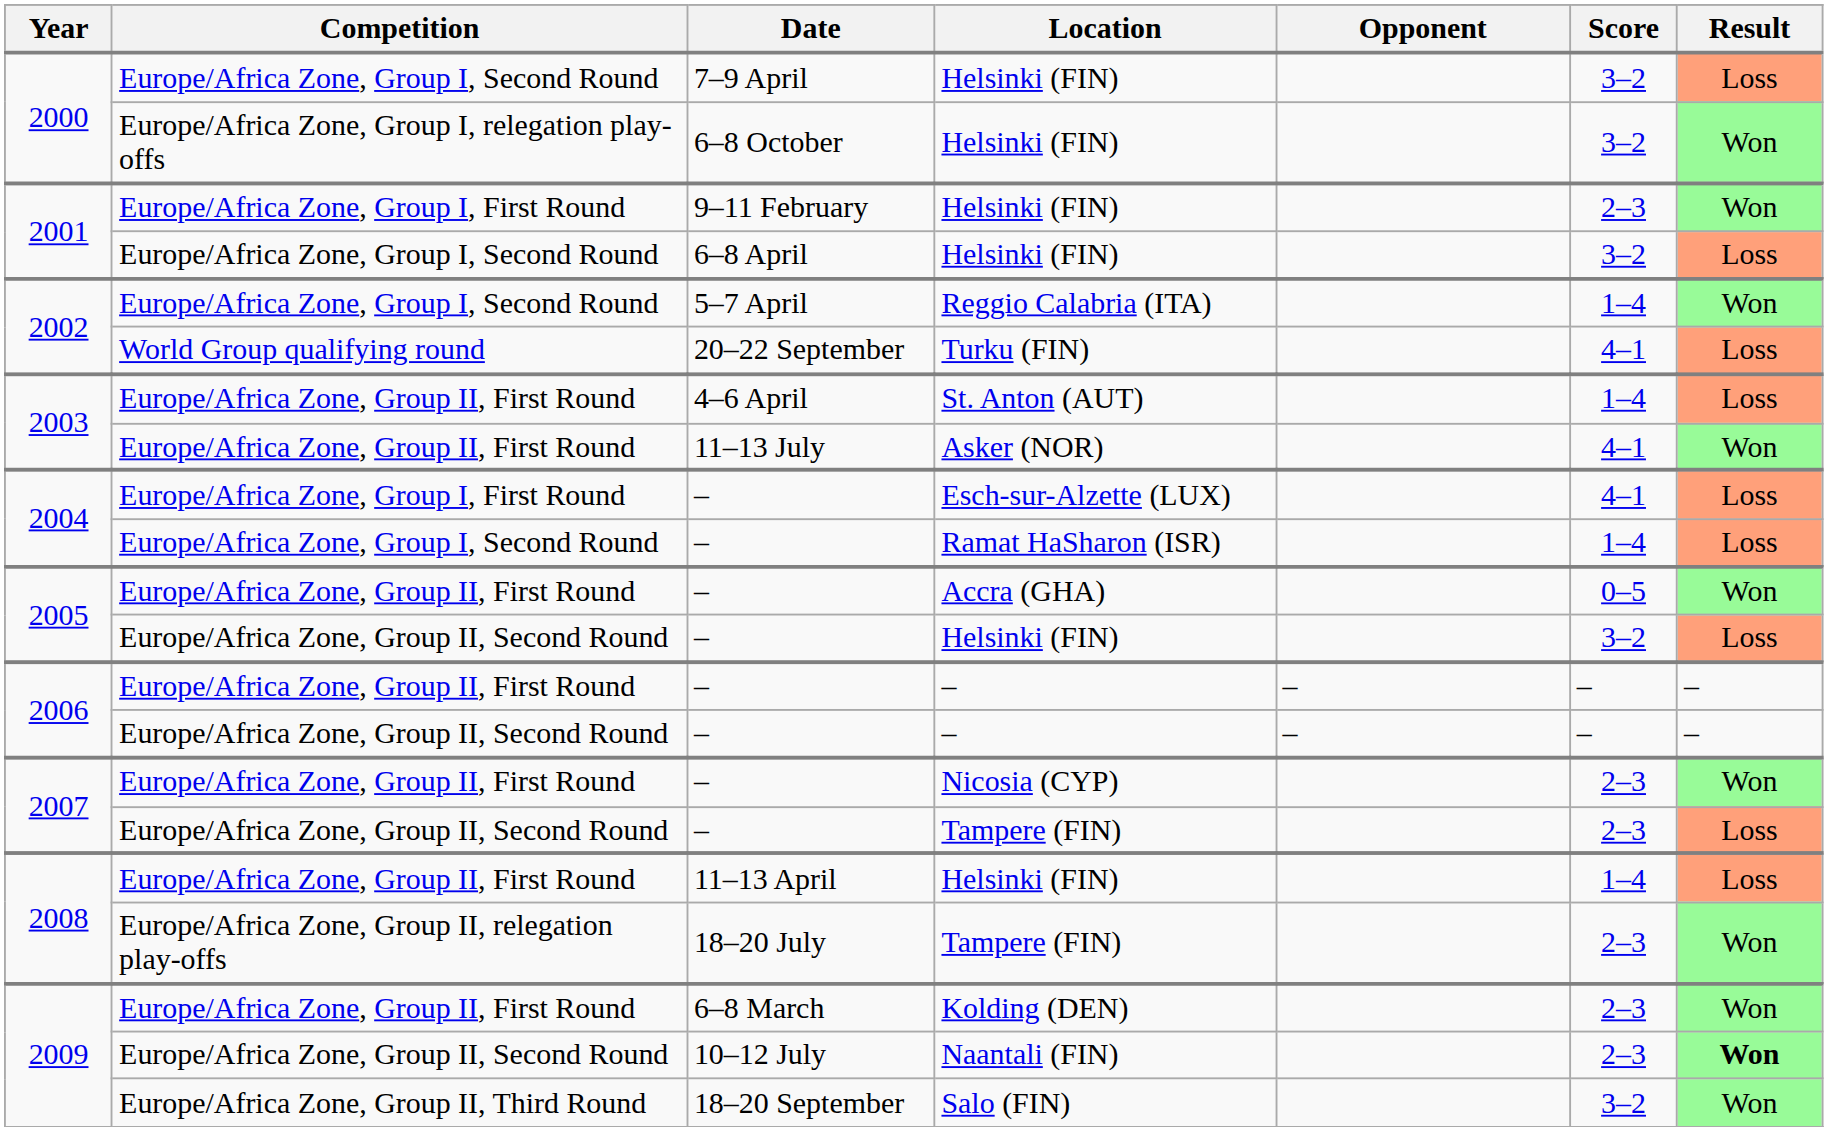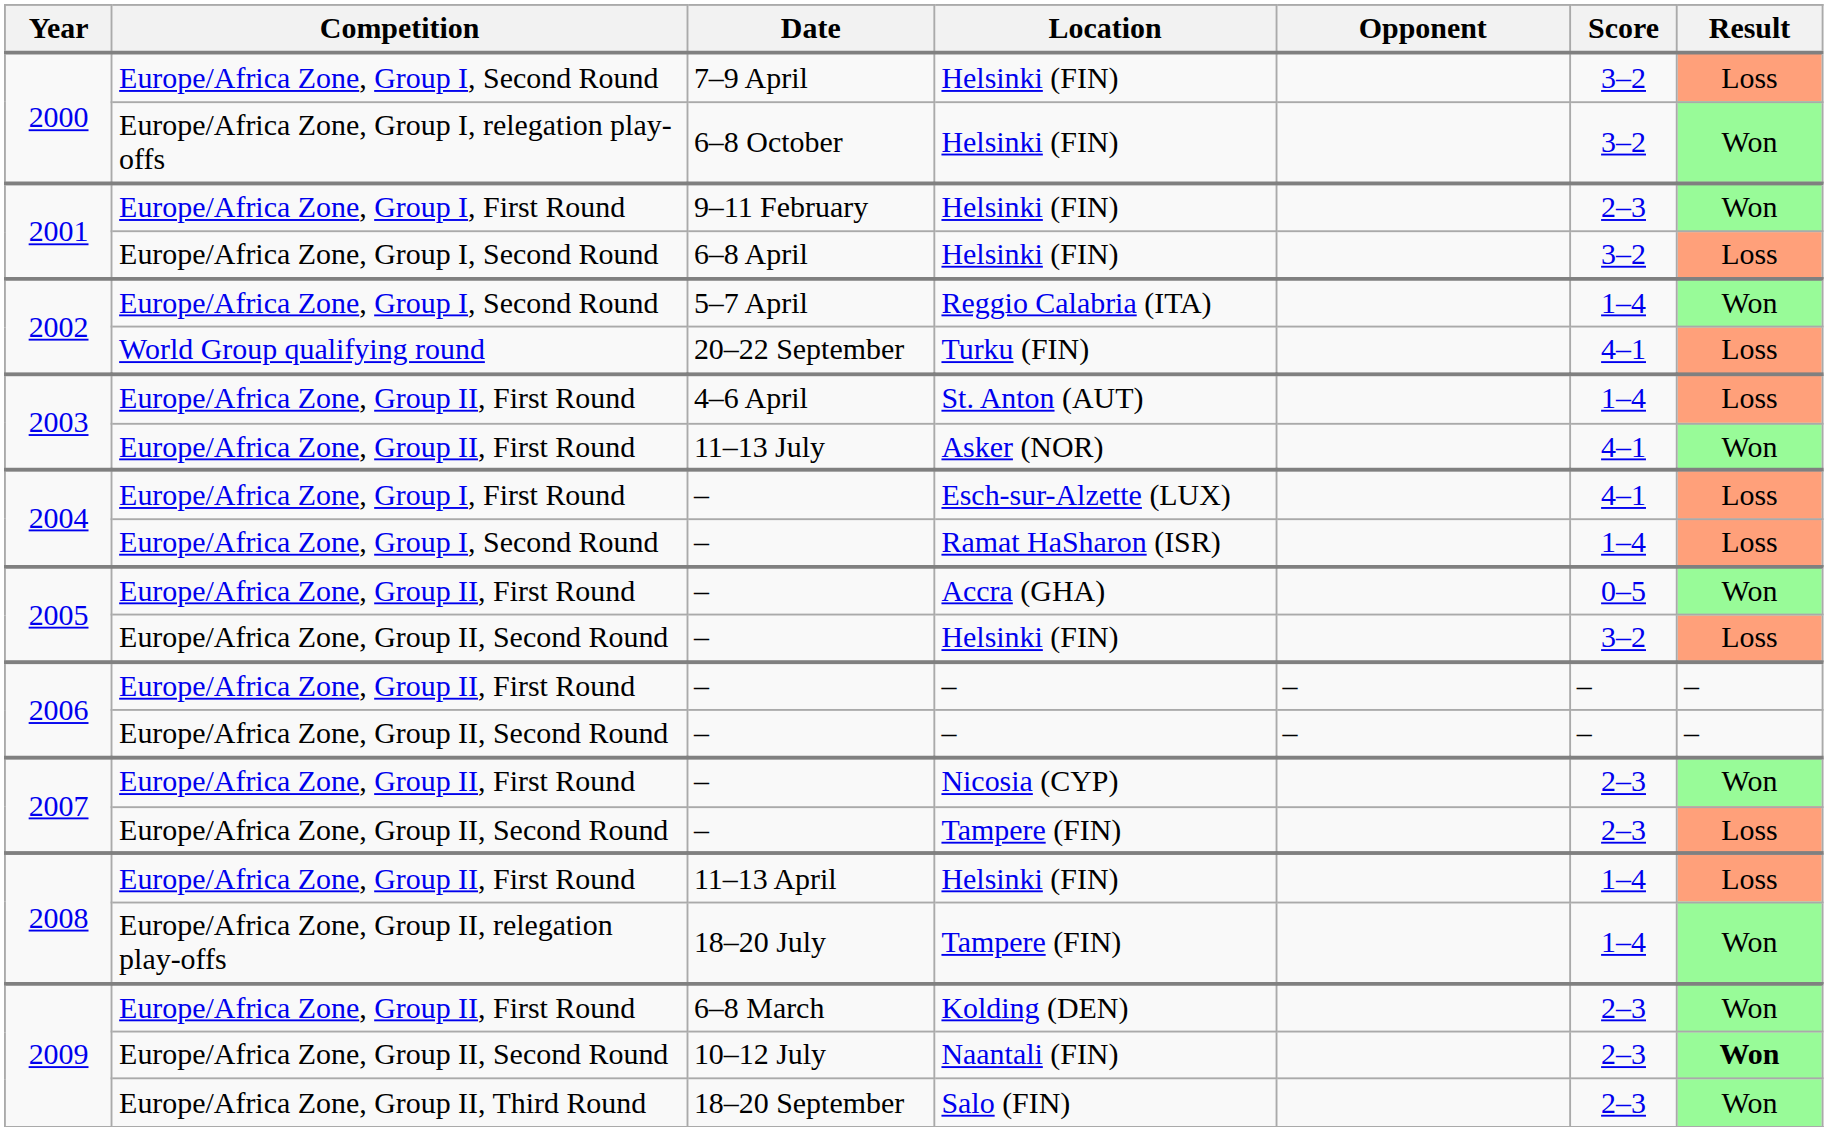(1624, 942) 2–3 -> (1624, 942) 1–4
(1624, 1102) 3–2 -> (1624, 1102) 2–3
